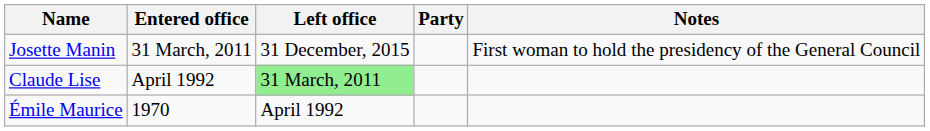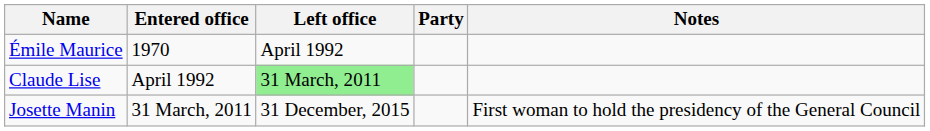rows swapped: (66, 110) <-> (62, 49)
